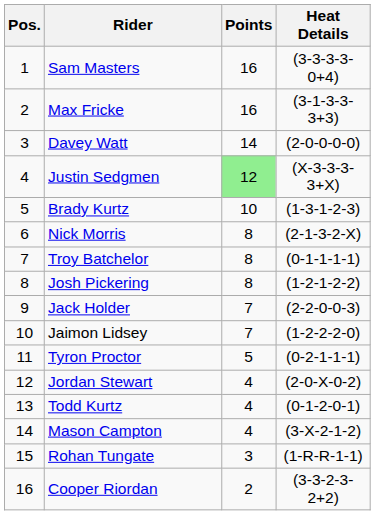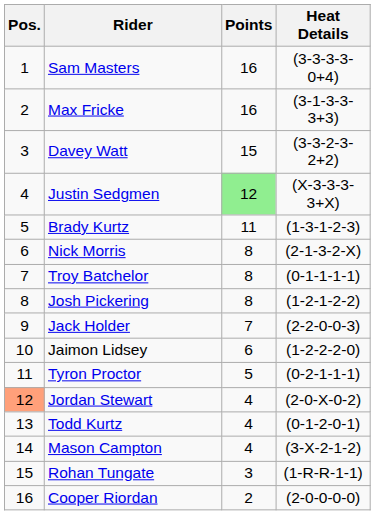(249, 143) 14 -> (249, 151) 15
(323, 143) (2-0-0-0-0) -> (323, 151) (3-3-2-3-2+2)
(249, 209) 10 -> (249, 227) 11
(249, 332) 7 -> (249, 350) 6
(24, 382) no background -> (24, 399) lightsalmon background
(323, 489) (3-3-2-3-2+2) -> (323, 497) (2-0-0-0-0)
